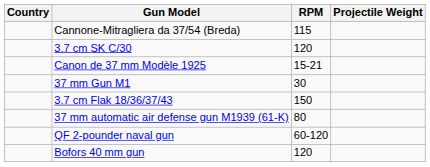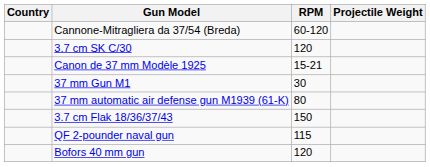(303, 30) 115 -> (311, 30) 60-120
rows swapped: (114, 100) <-> (172, 118)
(311, 135) 60-120 -> (303, 135) 115
